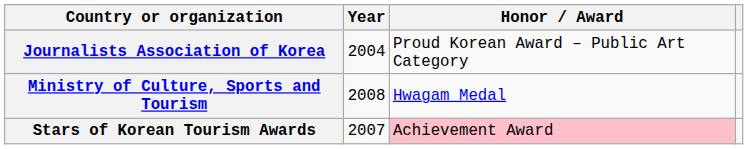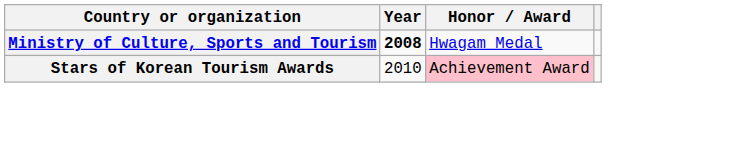- row: (174, 52)
(367, 96) normal -> (403, 43) bold
(367, 131) 2007 -> (403, 69) 2010
